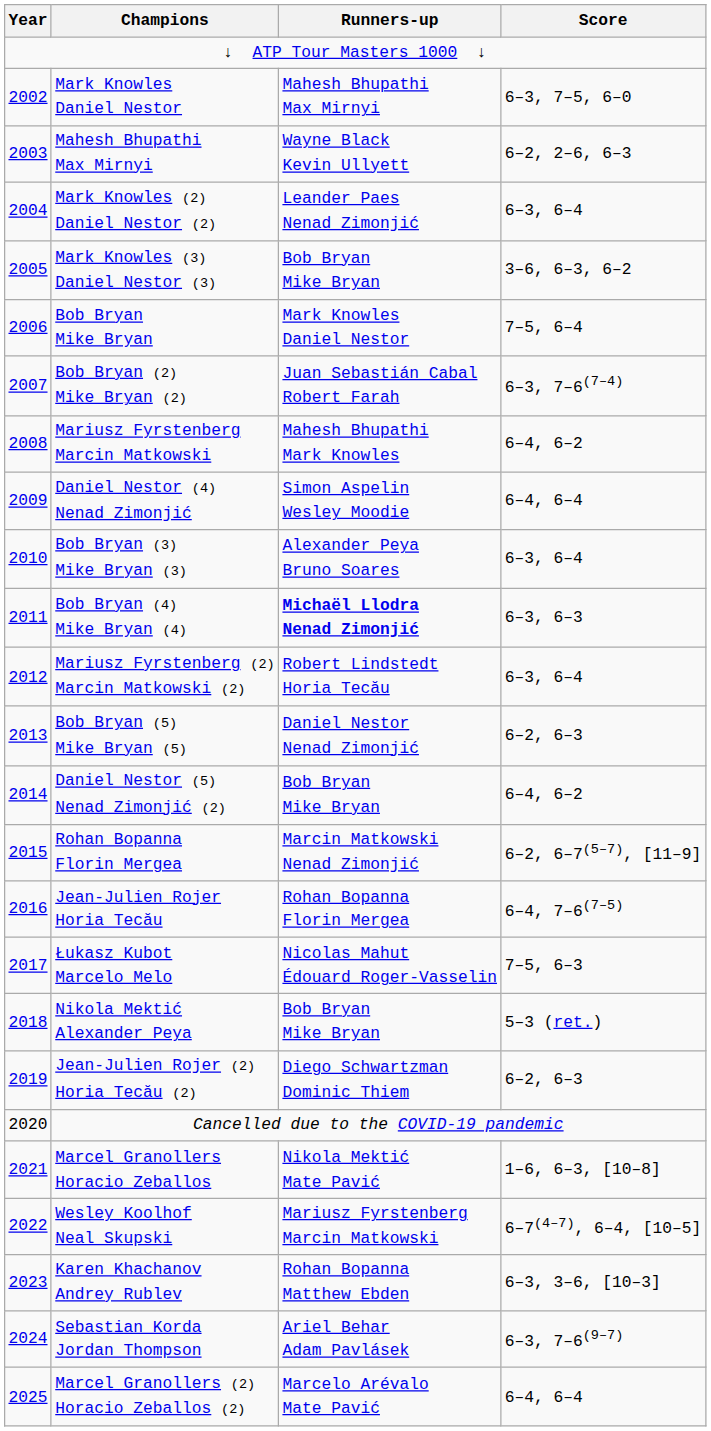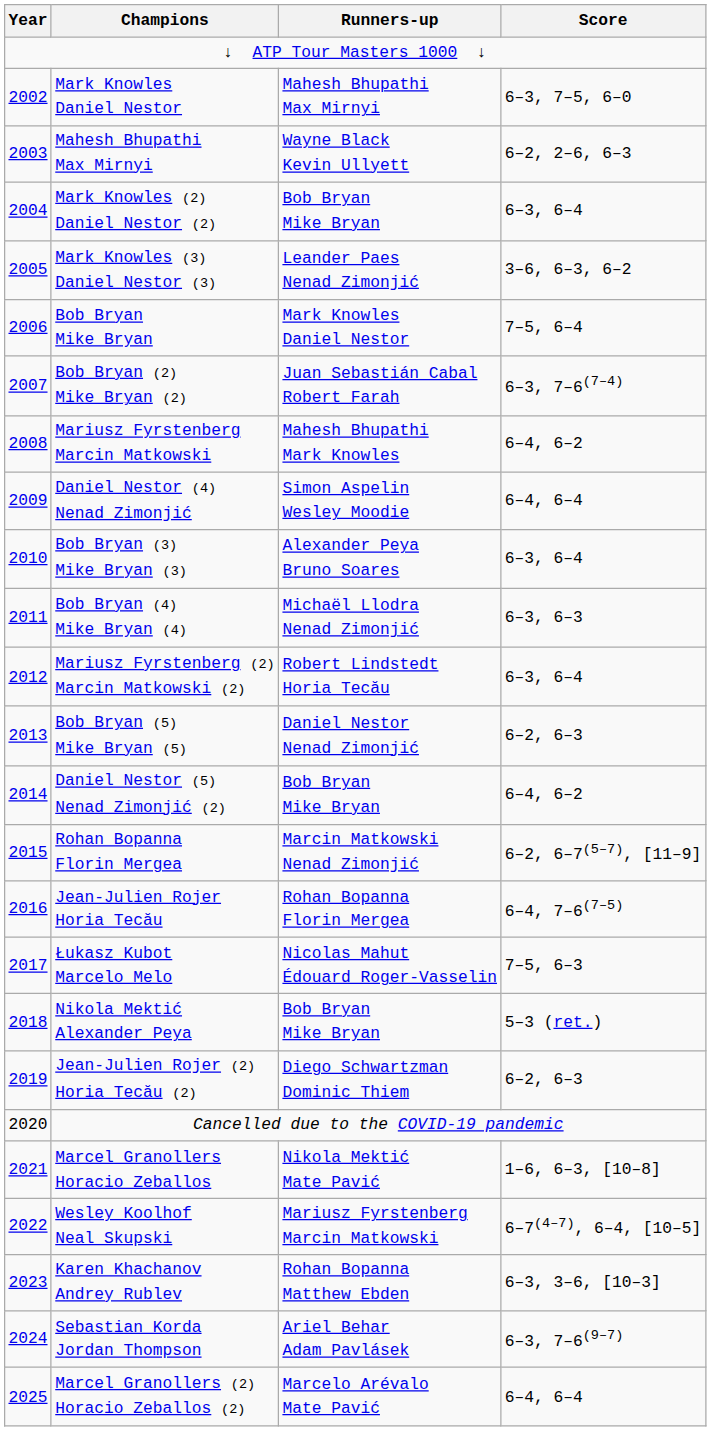(351, 211) Leander Paes Nenad Zimonjić -> (331, 211) Bob Bryan Mike Bryan
(331, 270) Bob Bryan Mike Bryan -> (351, 270) Leander Paes Nenad Zimonjić
(351, 618) bold -> (351, 618) normal
